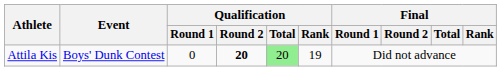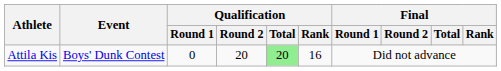(242, 56) bold -> (242, 56) normal
(315, 56) 19 -> (315, 56) 16
